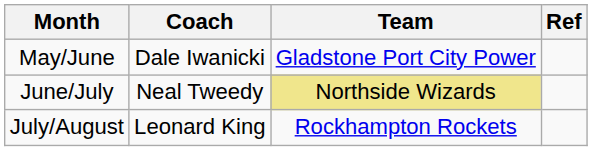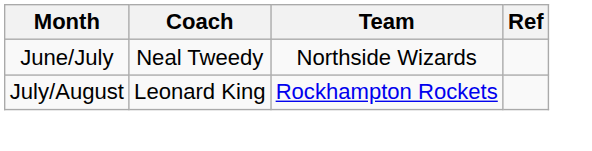- row: (67, 57)
(406, 92) khaki background -> (387, 57) no background
